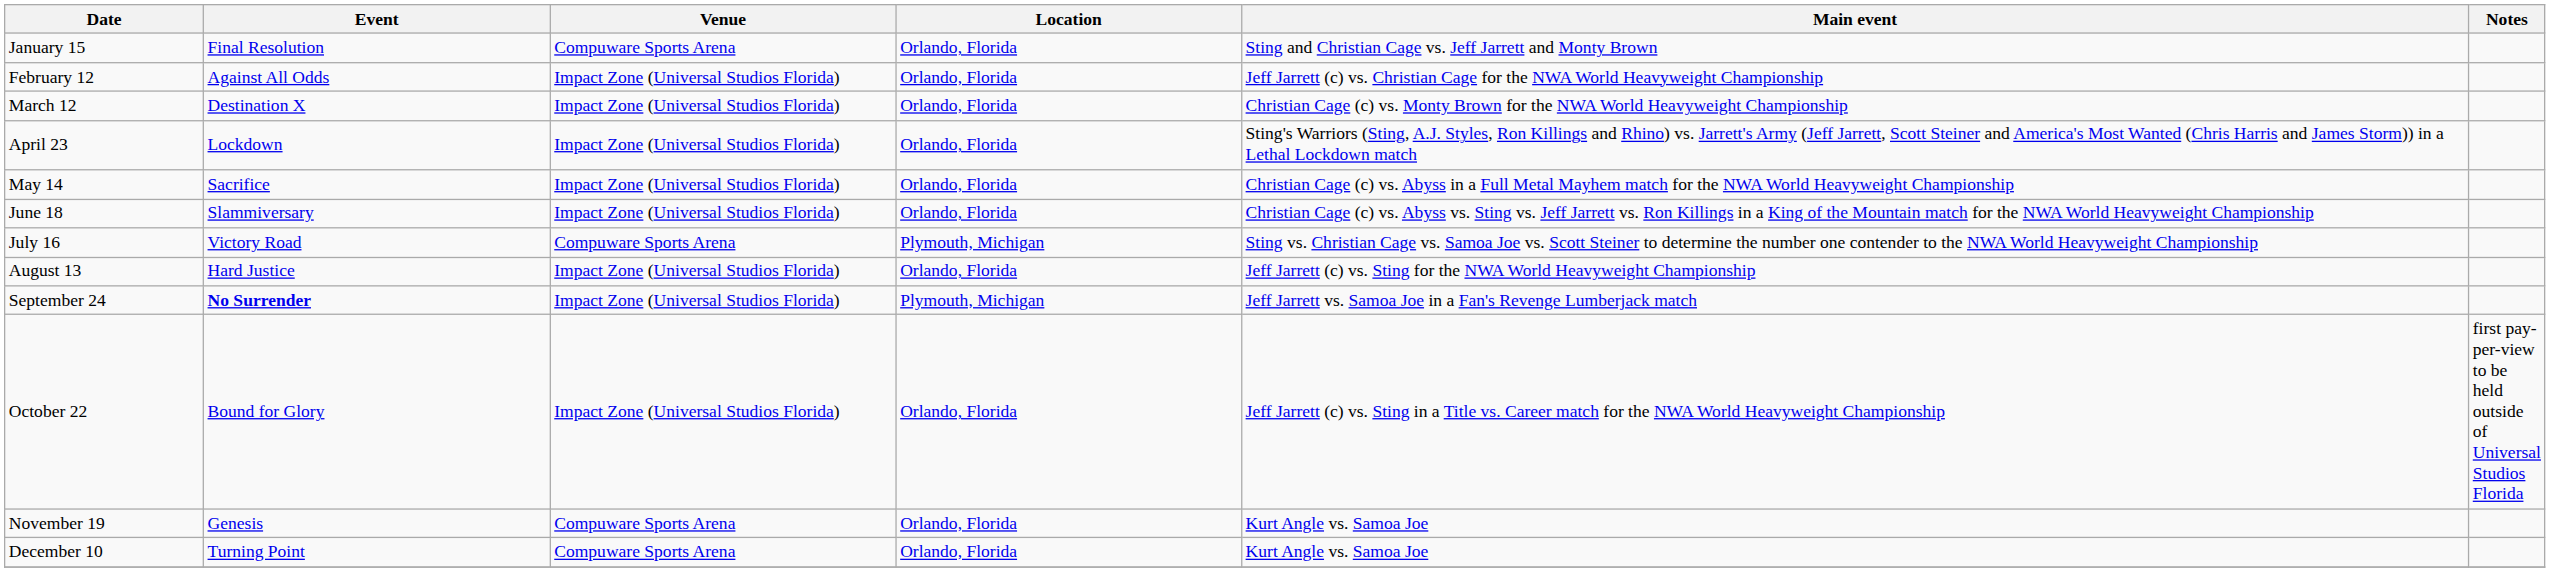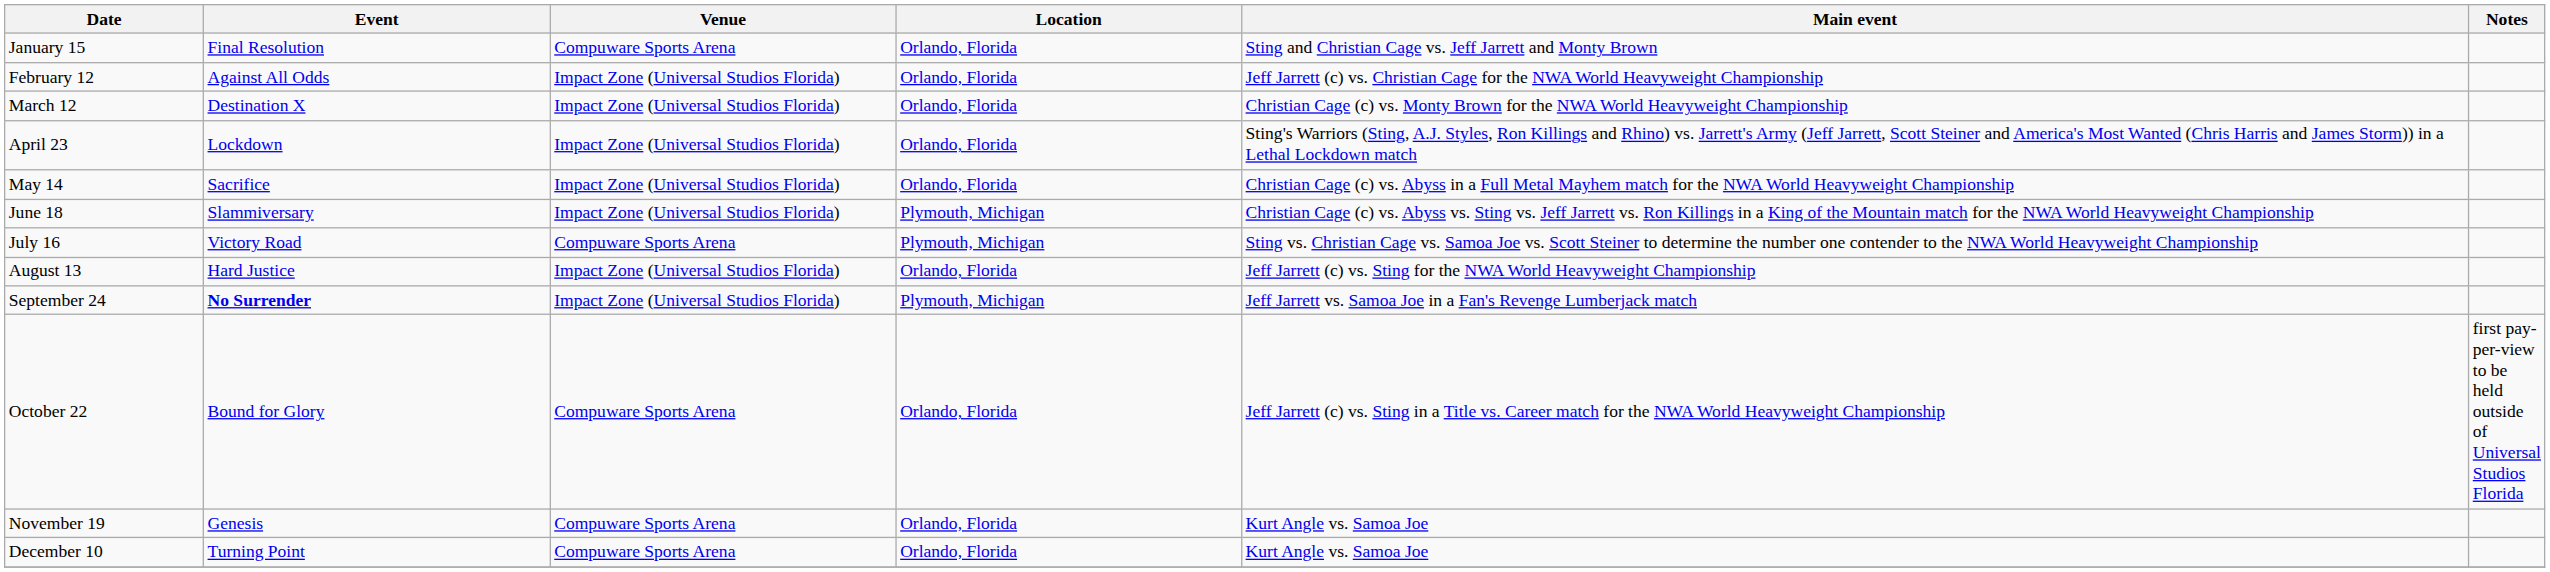(959, 212) Orlando, Florida -> (972, 212) Plymouth, Michigan
(697, 411) Impact Zone (Universal Studios Florida) -> (645, 411) Compuware Sports Arena
